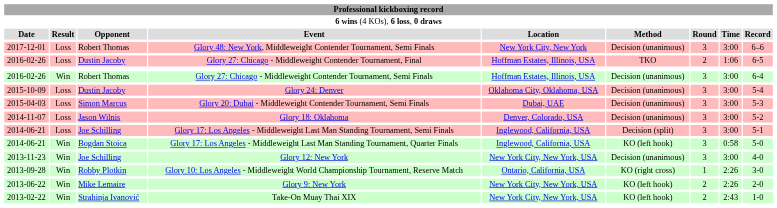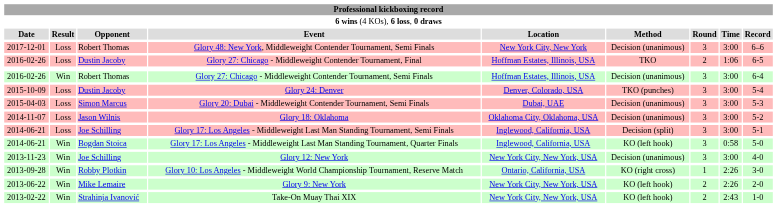(543, 90) Oklahoma City, Oklahoma, USA -> (543, 90) Denver, Colorado, USA
(648, 90) Decision (unanimous) -> (648, 90) TKO (punches)
(543, 117) Denver, Colorado, USA -> (543, 117) Oklahoma City, Oklahoma, USA
